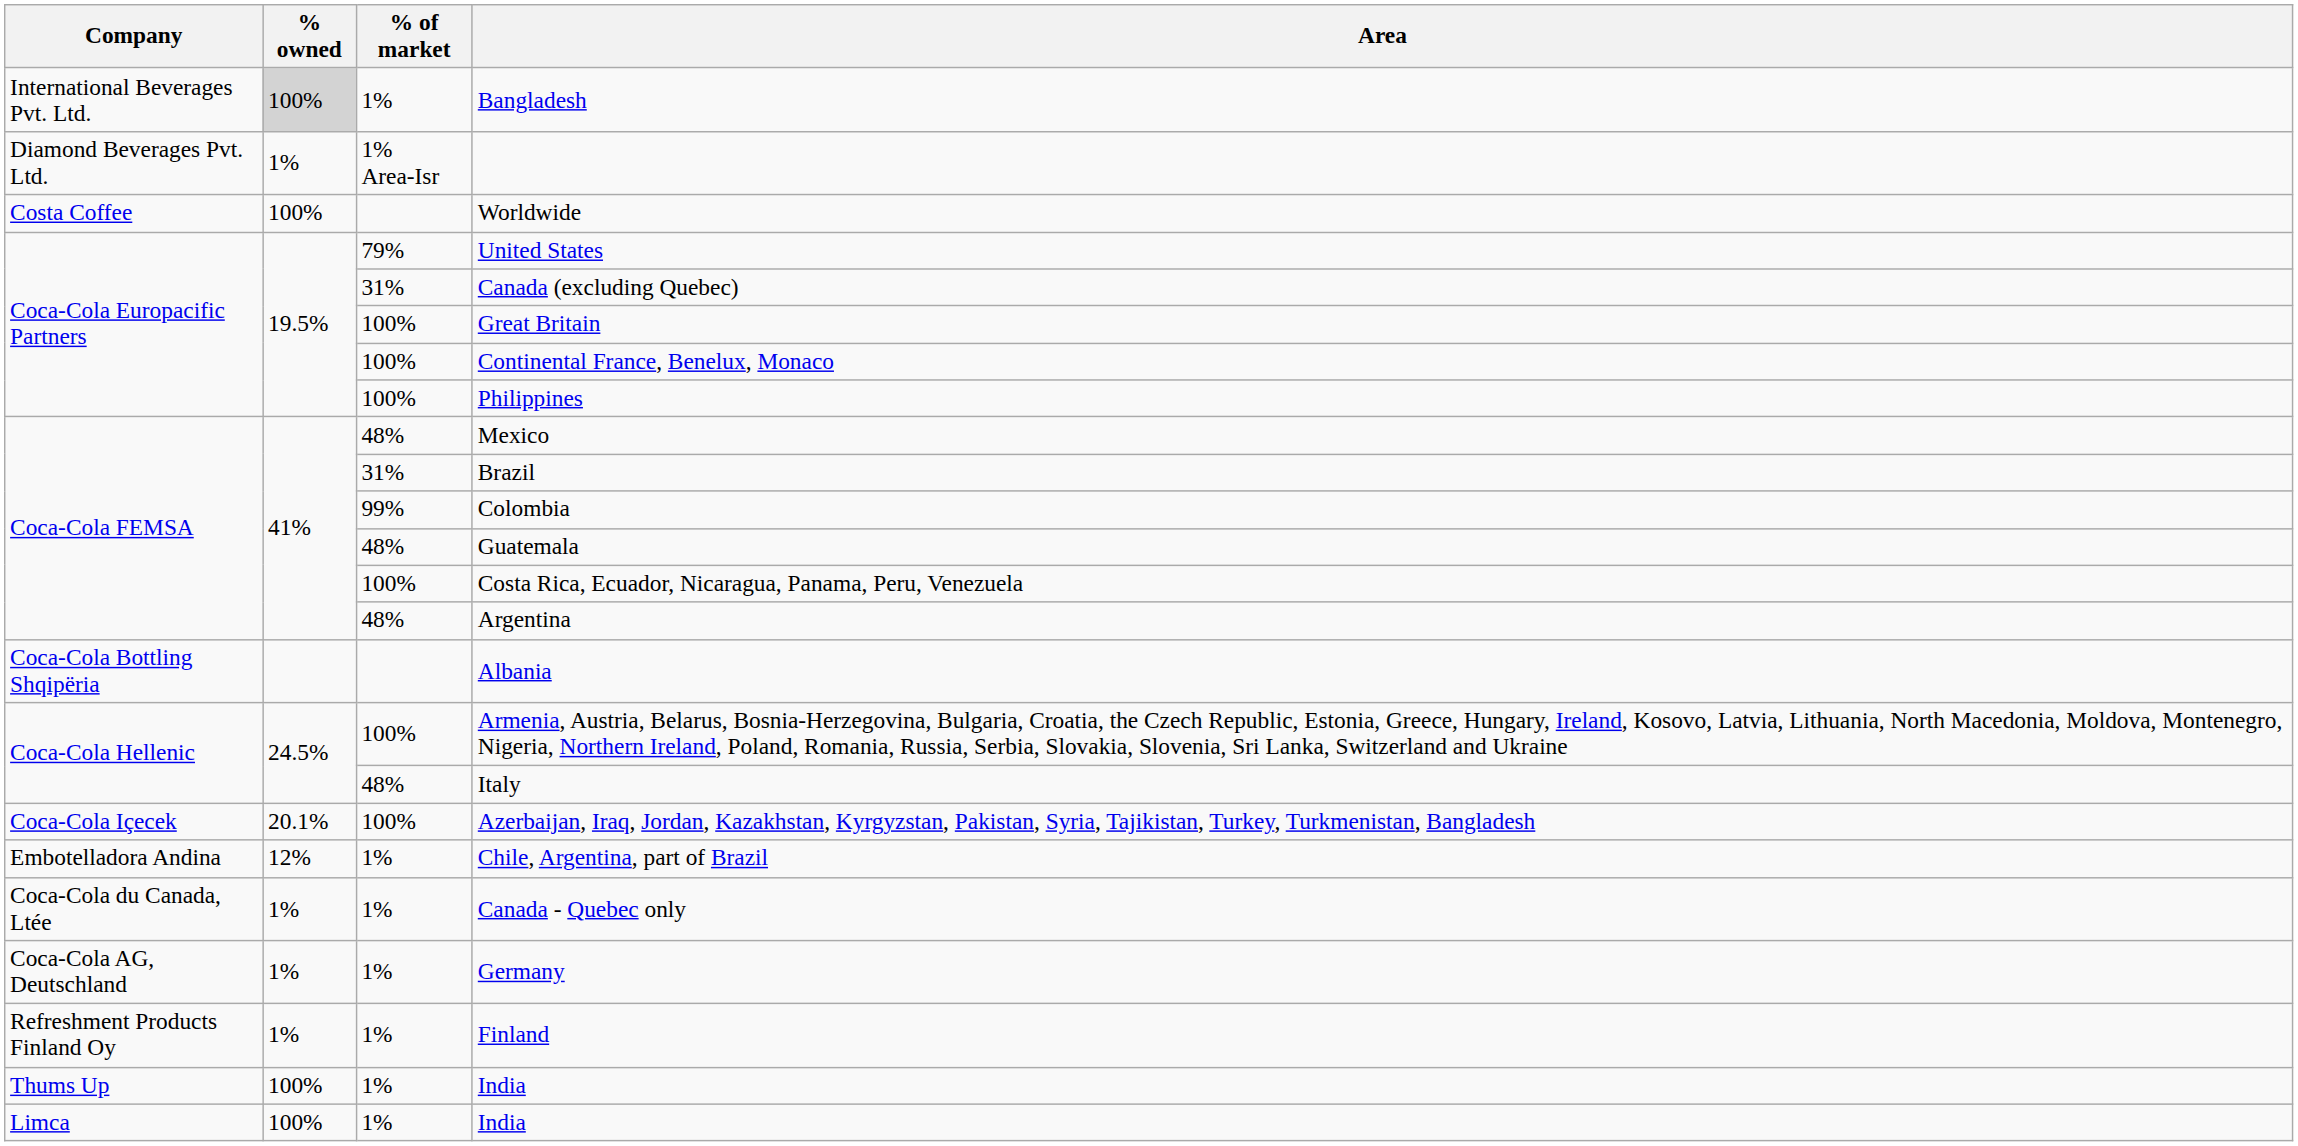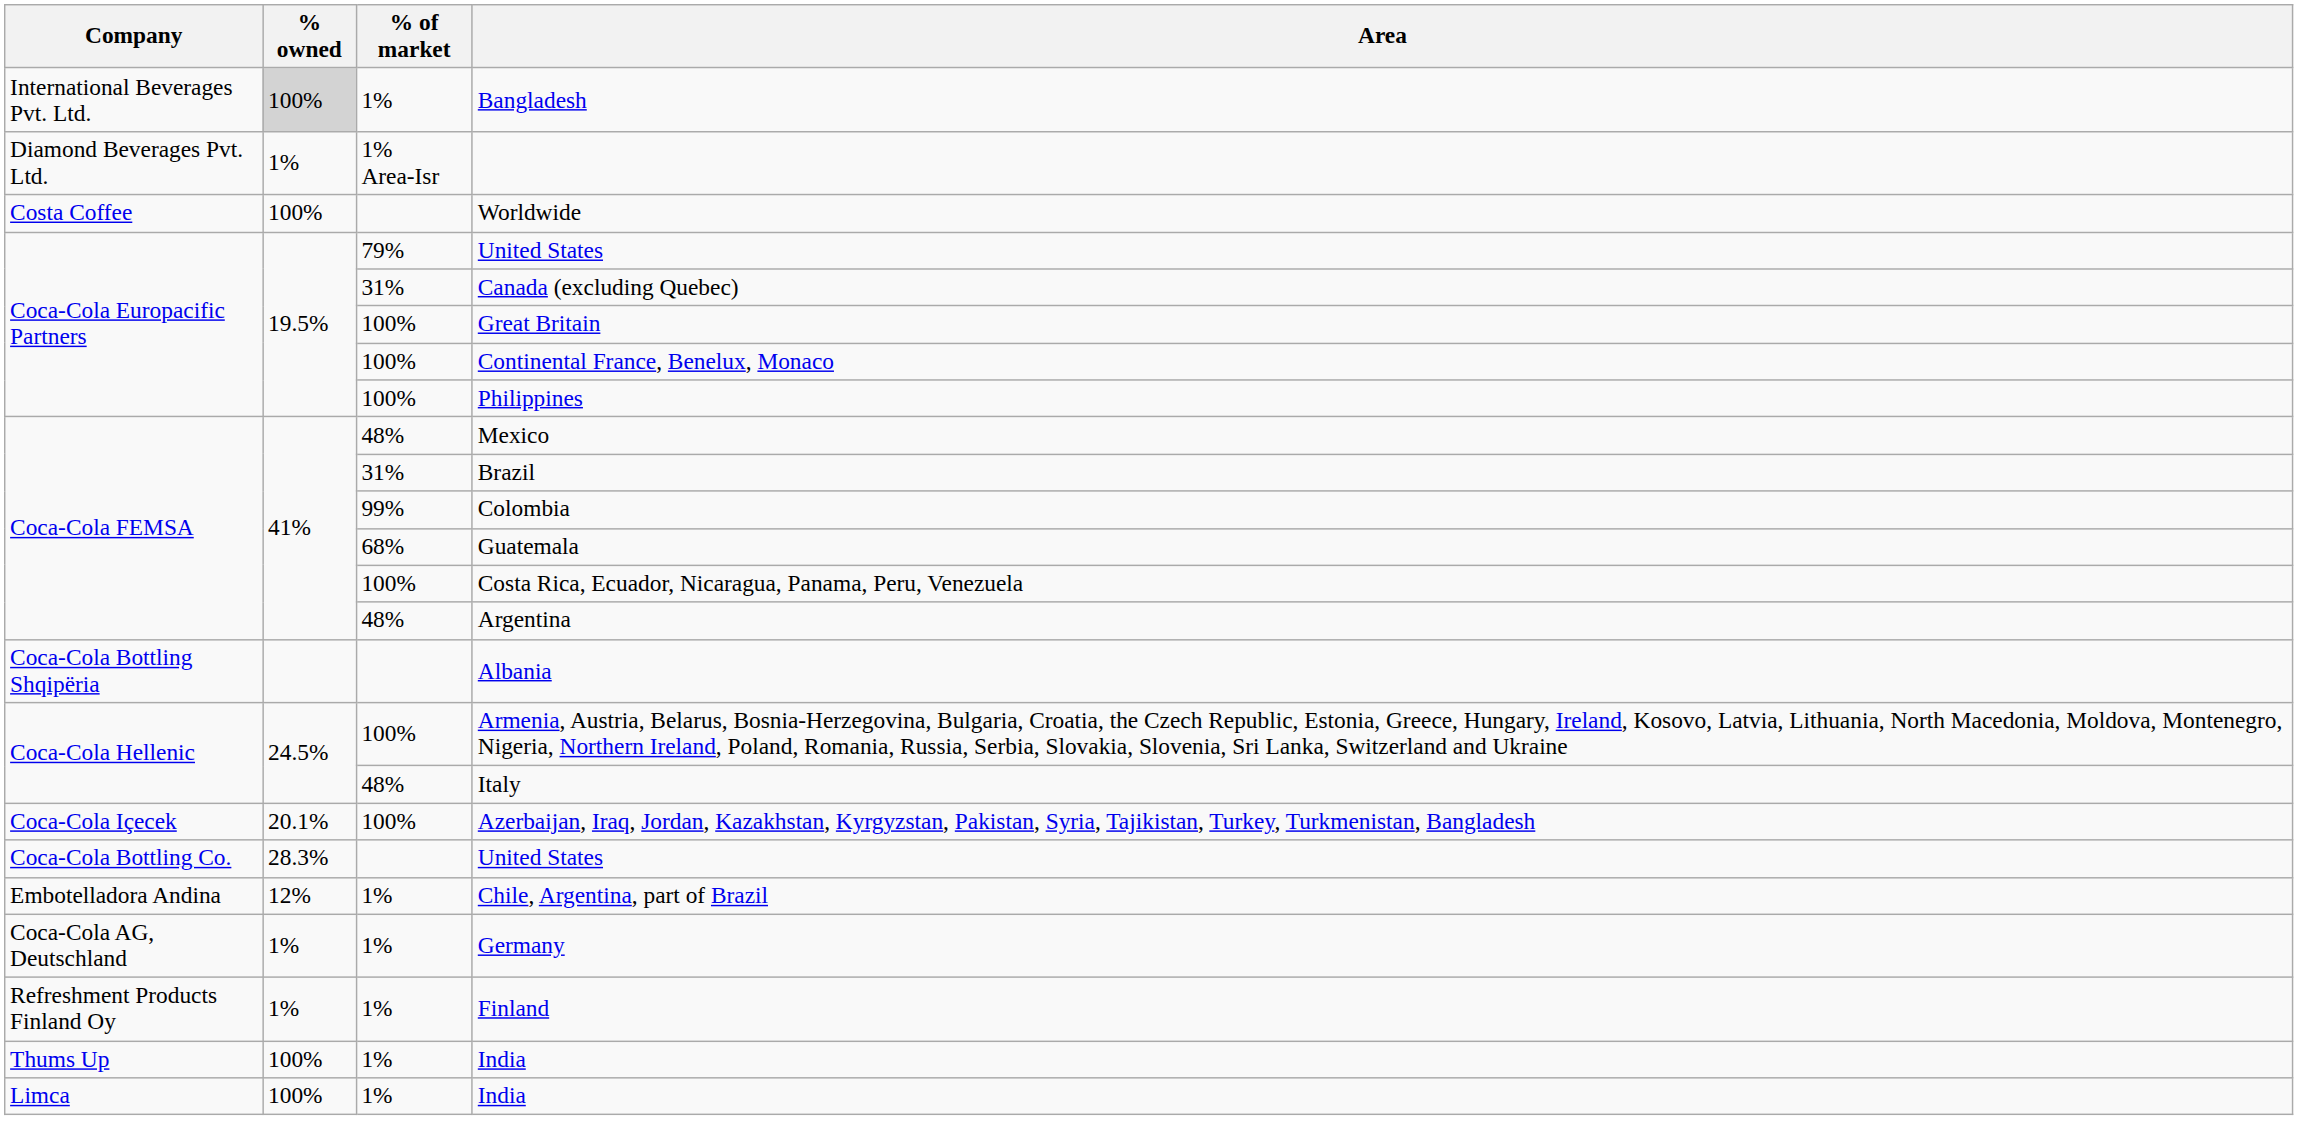(383, 546) 48% -> (383, 546) 68%
+ row: (121, 858)
- row: (116, 908)
